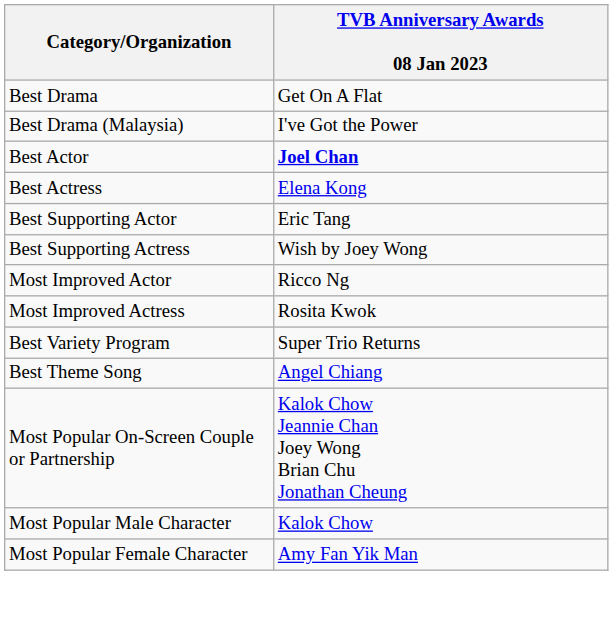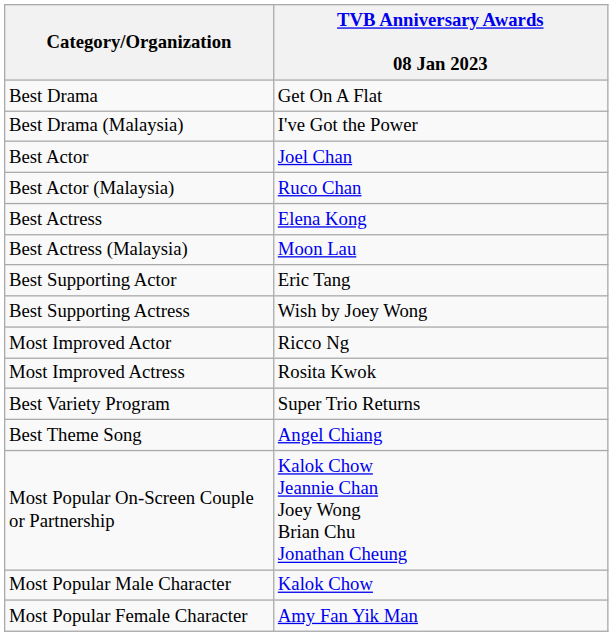(318, 157) bold -> (315, 157) normal
+ row: (92, 188)
+ row: (98, 249)
